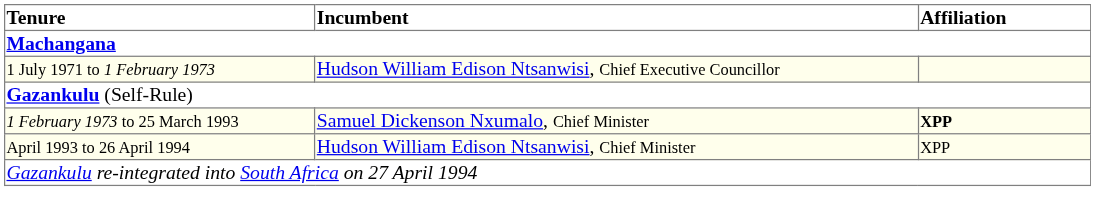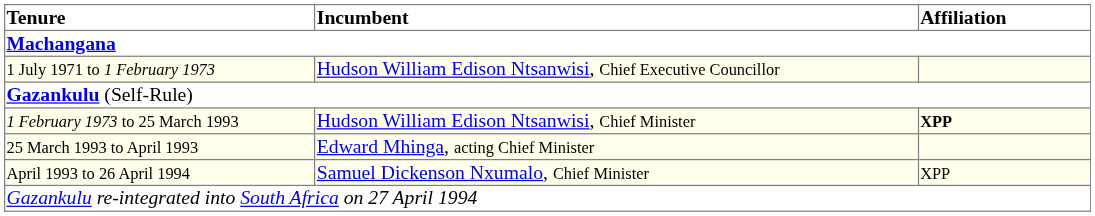(483, 120) Samuel Dickenson Nxumalo, Chief Minister -> (506, 120) Hudson William Edison Ntsanwisi, Chief Minister
+ row: (102, 147)
(506, 146) Hudson William Edison Ntsanwisi, Chief Minister -> (483, 172) Samuel Dickenson Nxumalo, Chief Minister
